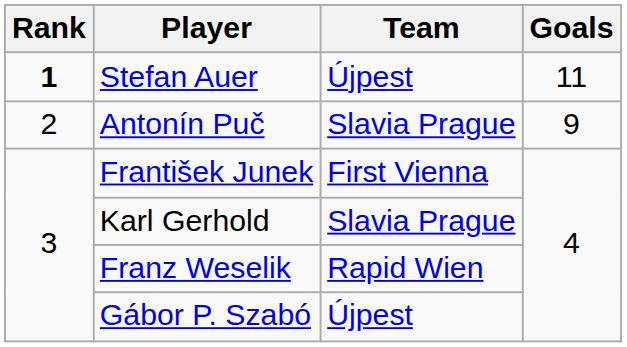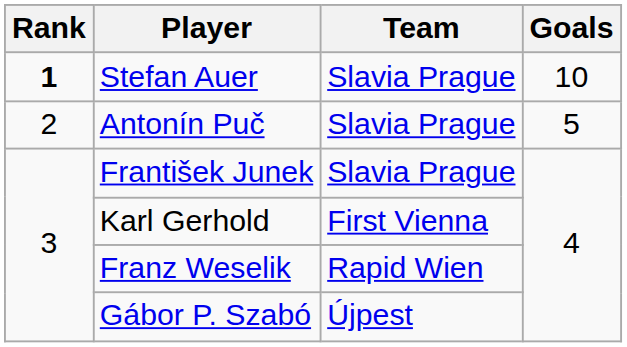(370, 76) Újpest -> (421, 76) Slavia Prague
(571, 76) 11 -> (571, 76) 10
(571, 124) 9 -> (571, 124) 5
(408, 172) First Vienna -> (421, 172) Slavia Prague
(421, 220) Slavia Prague -> (408, 220) First Vienna
